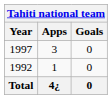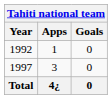rows swapped: (21, 67) <-> (21, 49)
